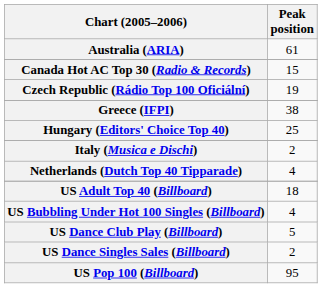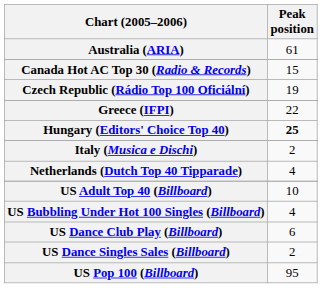(292, 110) 38 -> (292, 110) 22
(292, 130) normal -> (292, 130) bold
(292, 191) 18 -> (292, 191) 10
(292, 232) 5 -> (292, 232) 6
